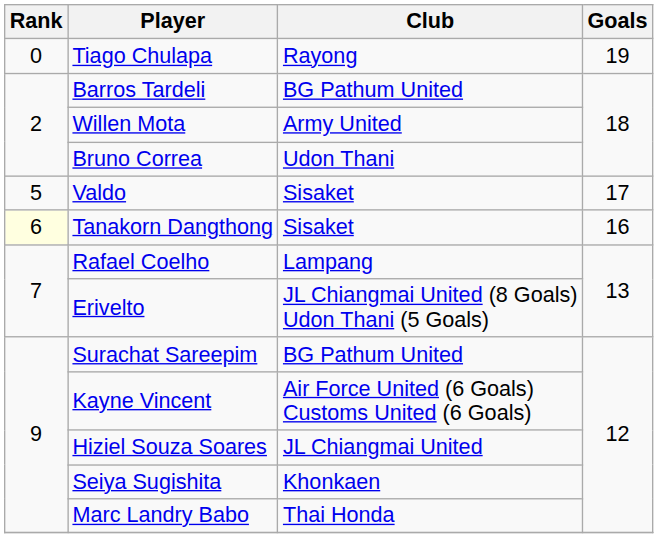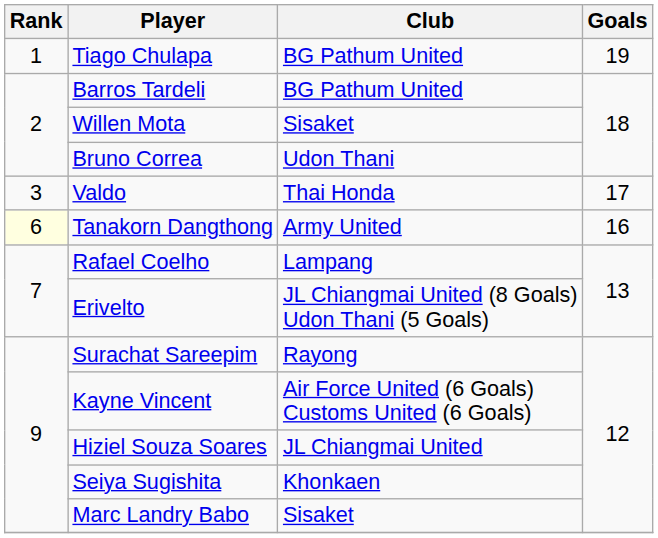(36, 55) 0 -> (36, 55) 1
(320, 55) Rayong -> (373, 55) BG Pathum United
(342, 124) Army United -> (318, 124) Sisaket
(36, 192) 5 -> (36, 192) 3
(318, 192) Sisaket -> (339, 192) Thai Honda
(318, 227) Sisaket -> (342, 227) Army United
(373, 354) BG Pathum United -> (320, 354) Rayong
(339, 515) Thai Honda -> (318, 515) Sisaket
